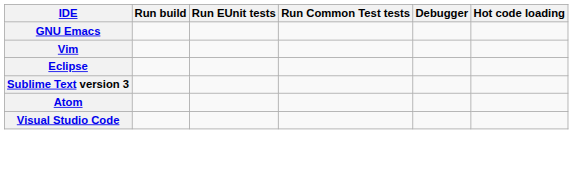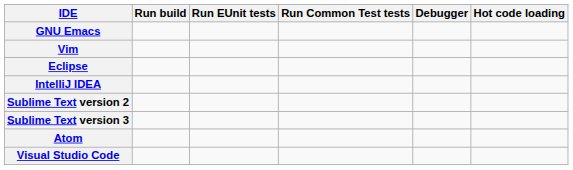+ row: (68, 84)
+ row: (68, 102)
